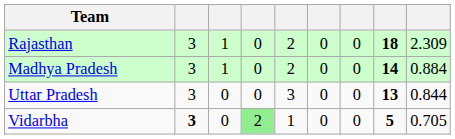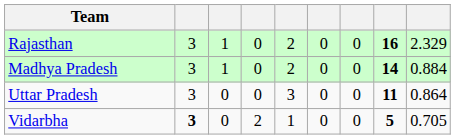(390, 43) 18 -> (390, 43) 16
(429, 43) 2.309 -> (429, 43) 2.329
(390, 95) 13 -> (390, 95) 11
(429, 95) 0.844 -> (429, 95) 0.864
(258, 120) lightgreen background -> (258, 120) no background
